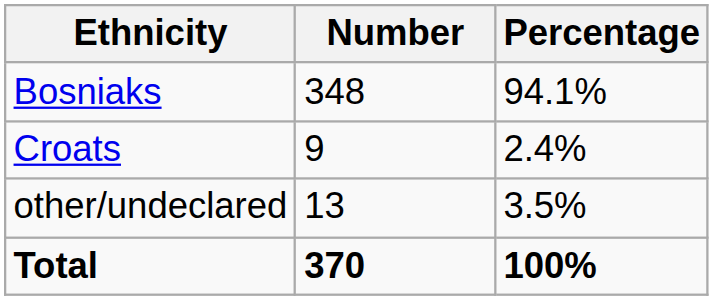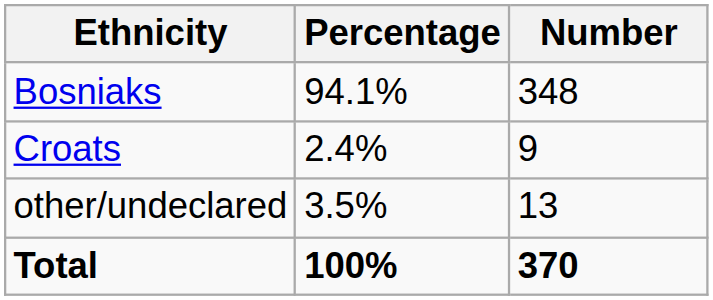columns swapped: (395, 33) <-> (602, 33)
